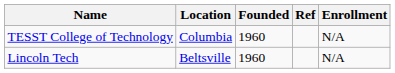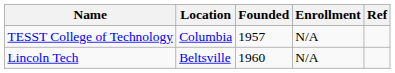columns swapped: (354, 15) <-> (305, 15)
(252, 36) 1960 -> (252, 36) 1957
